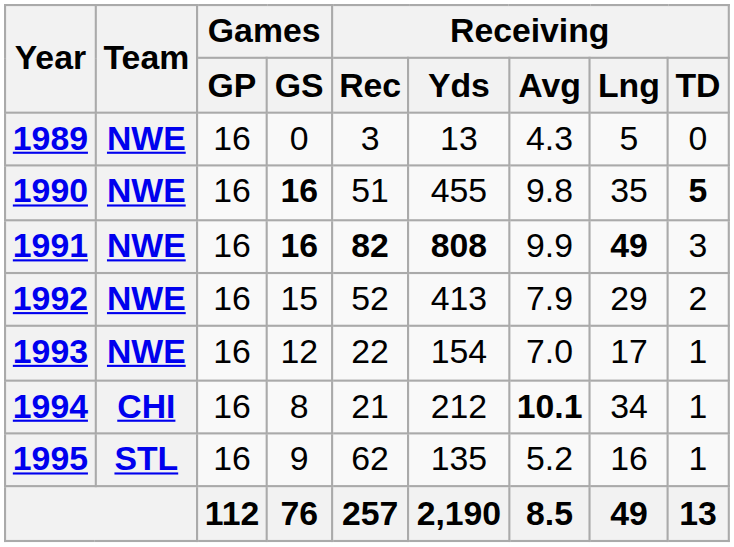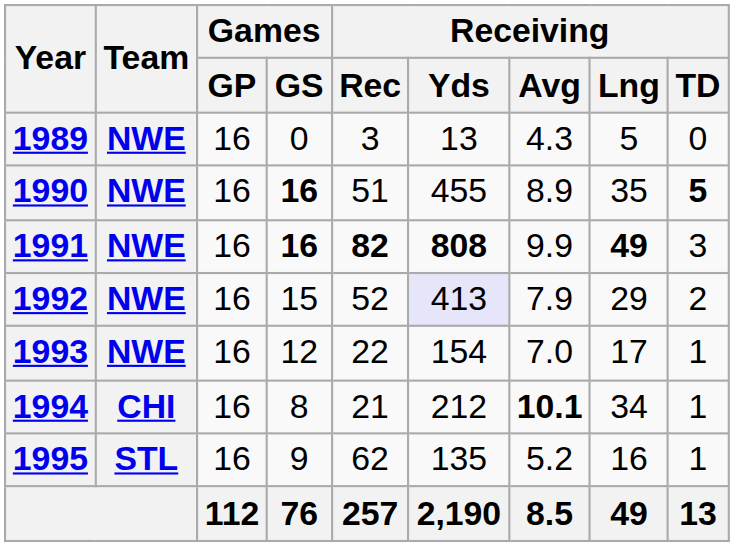(550, 191) 9.8 -> (550, 191) 8.9
(459, 298) no background -> (459, 298) lavender background
